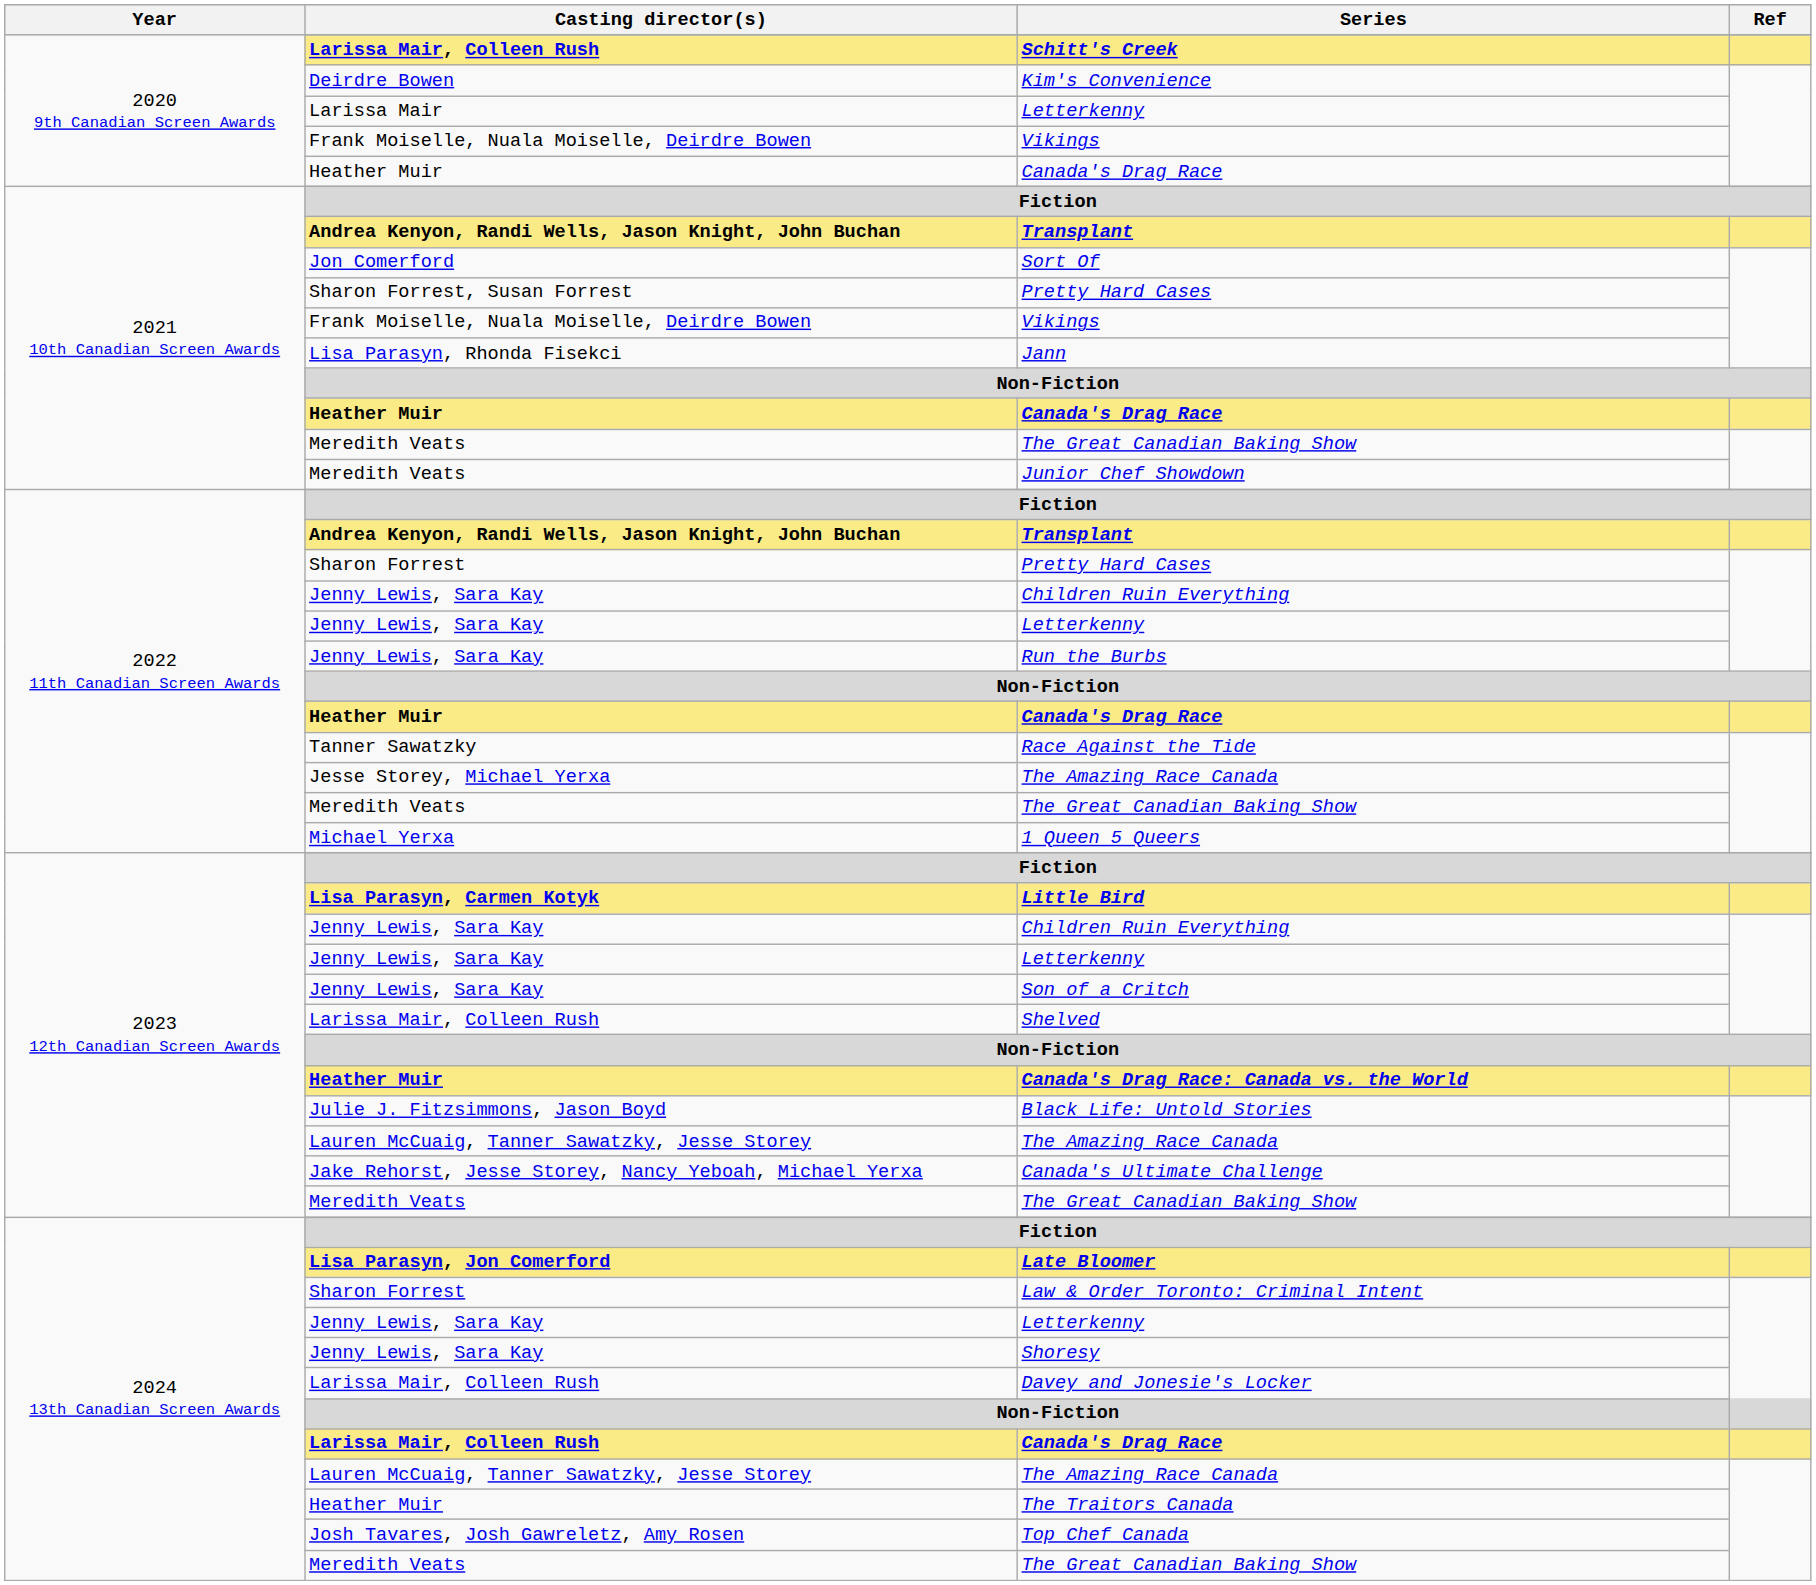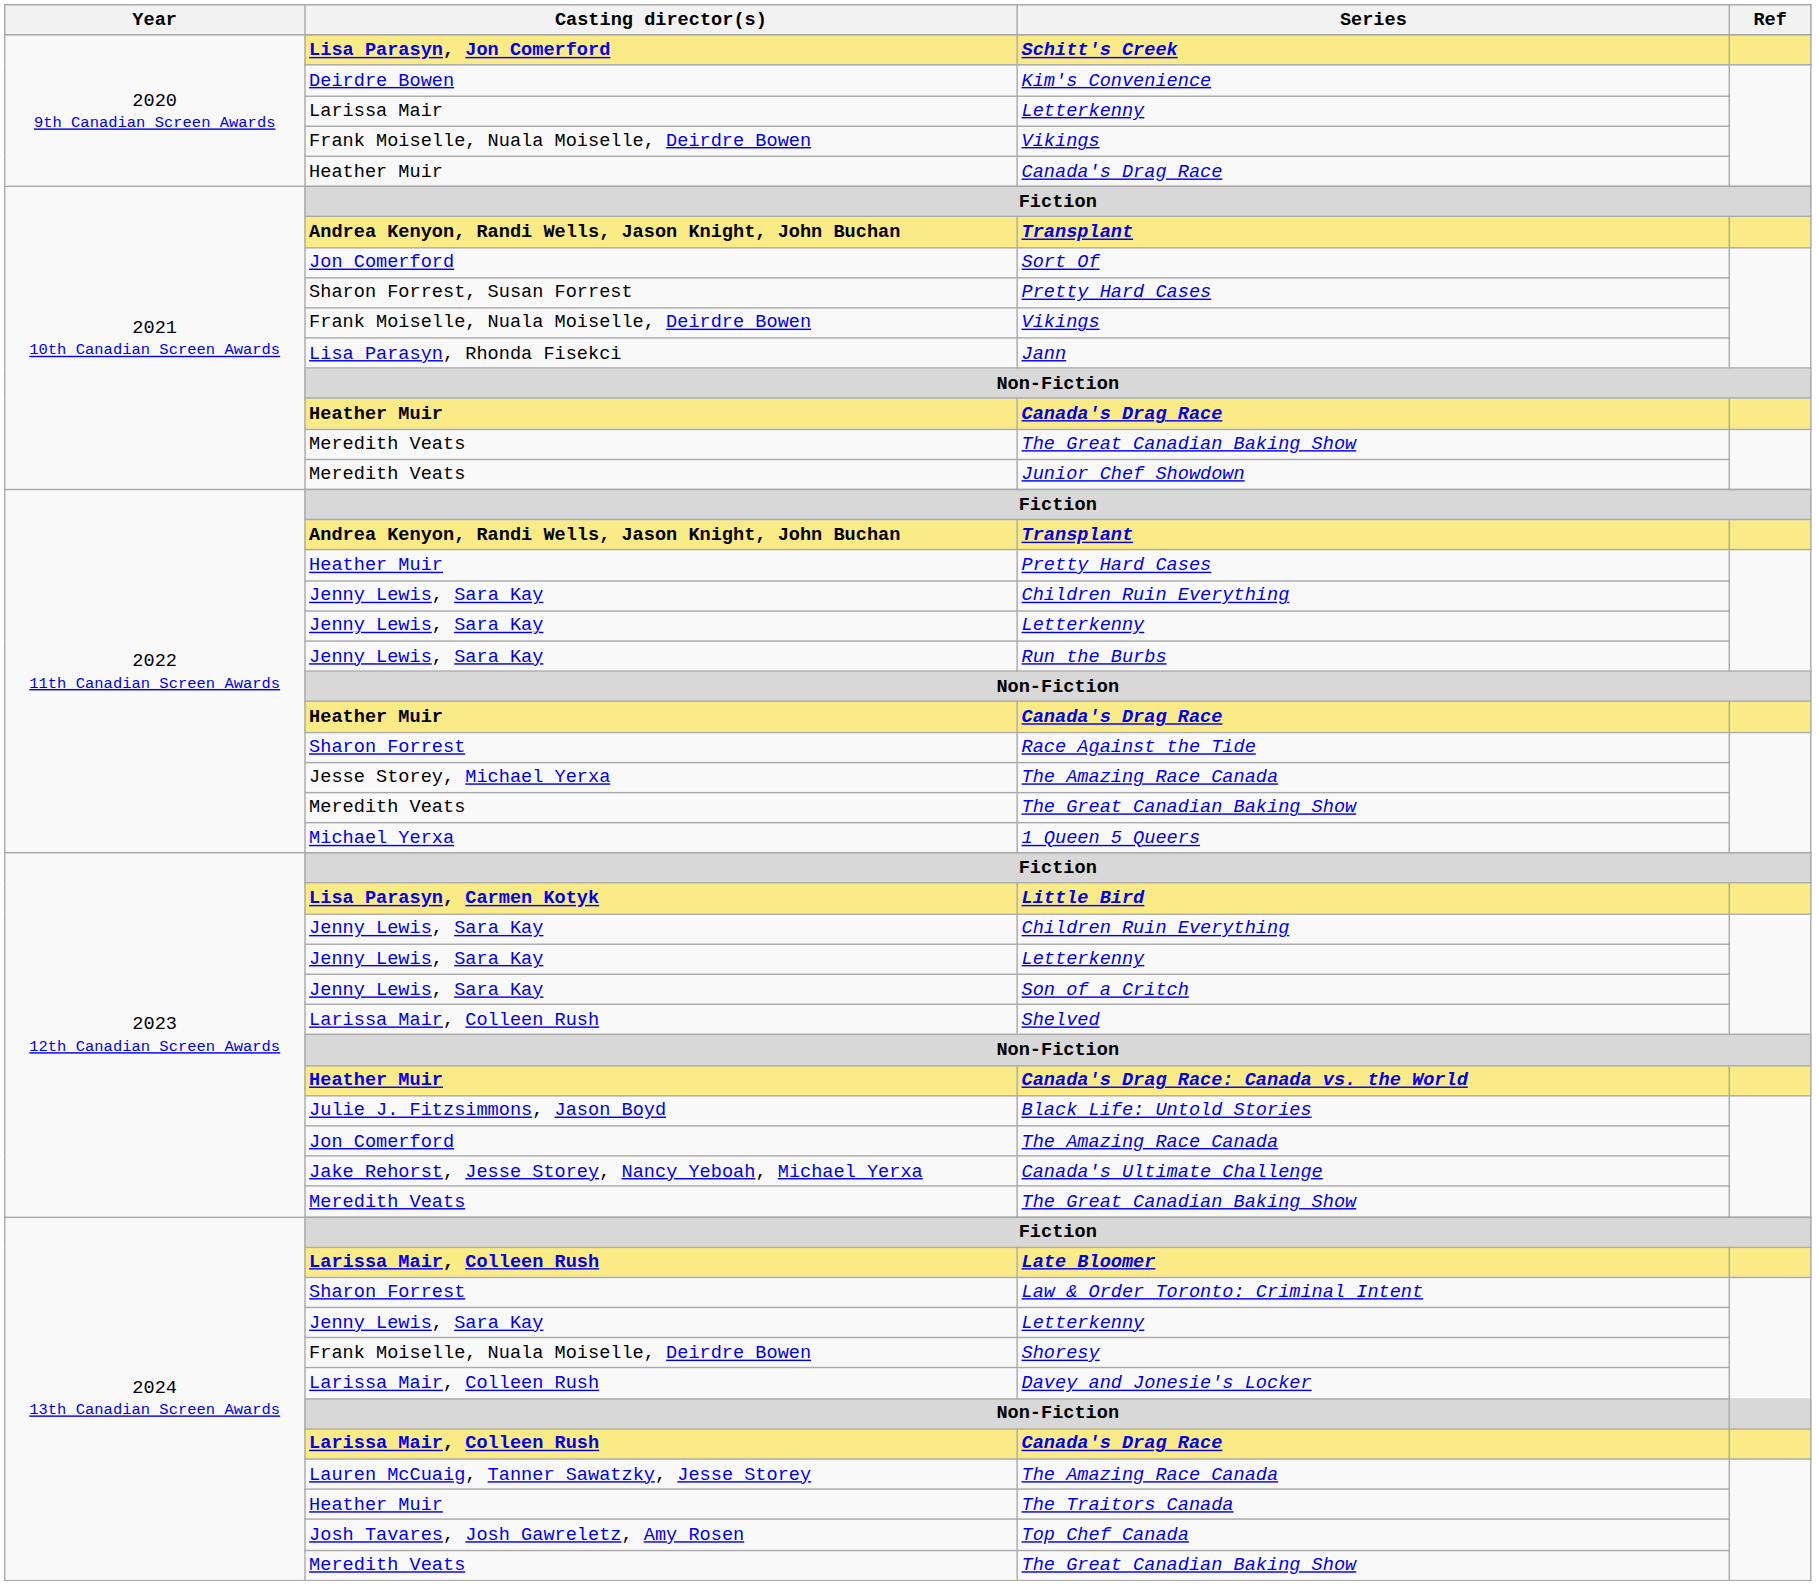(454, 50) Larissa Mair, Colleen Rush -> (460, 50) Lisa Parasyn, Jon Comerford
(387, 565) Sharon Forrest -> (376, 565) Heather Muir
(393, 747) Tanner Sawatzky -> (387, 747) Sharon Forrest
(560, 1141) Lauren McCuaig, Tanner Sawatzky, Jesse Storey -> (382, 1141) Jon Comerford
(460, 1262) Lisa Parasyn, Jon Comerford -> (454, 1262) Larissa Mair, Colleen Rush
(426, 1353) Jenny Lewis, Sara Kay -> (560, 1353) Frank Moiselle, Nuala Moiselle, Deirdre Bowen
